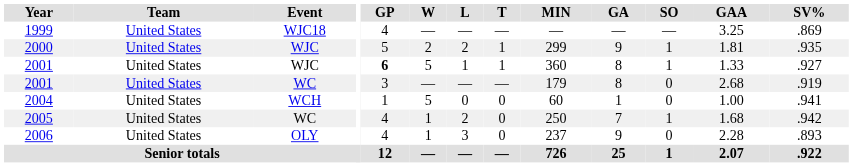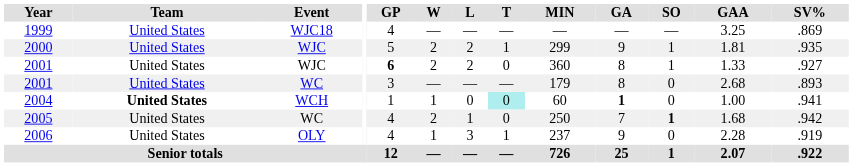(428, 65) 5 -> (434, 65) 2
(465, 65) 1 -> (470, 65) 2
(502, 65) 1 -> (506, 65) 0
(809, 83) .919 -> (810, 83) .893
(164, 100) normal -> (167, 100) bold
(428, 100) 5 -> (434, 100) 1
(502, 100) no background -> (506, 100) paleturquoise background
(618, 100) normal -> (621, 100) bold
(428, 118) 1 -> (434, 118) 2
(465, 118) 2 -> (470, 118) 1
(669, 118) normal -> (671, 118) bold
(502, 136) 0 -> (506, 136) 1
(809, 136) .893 -> (810, 136) .919
